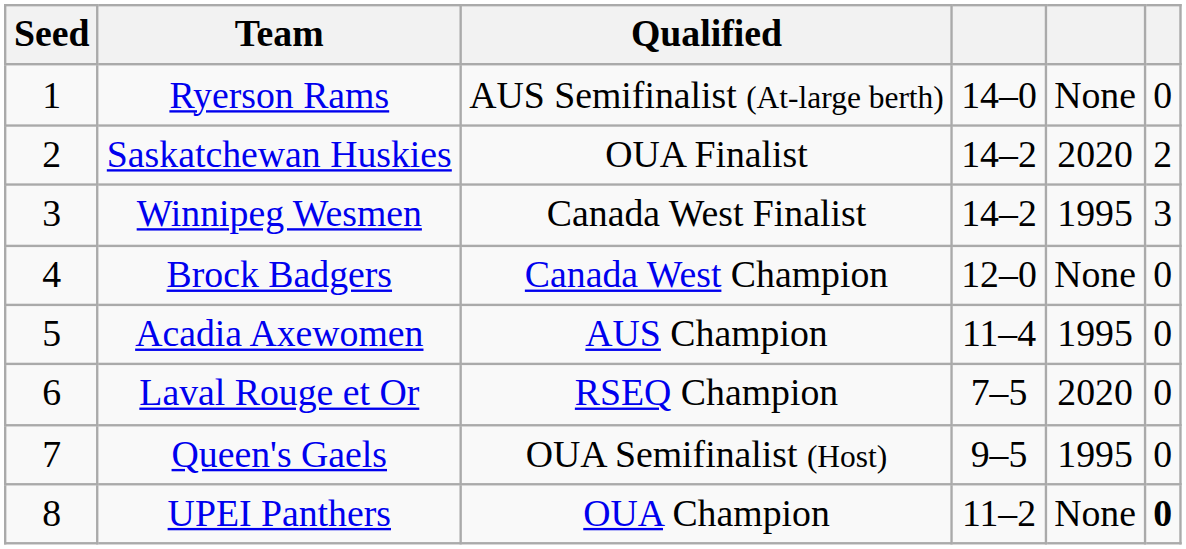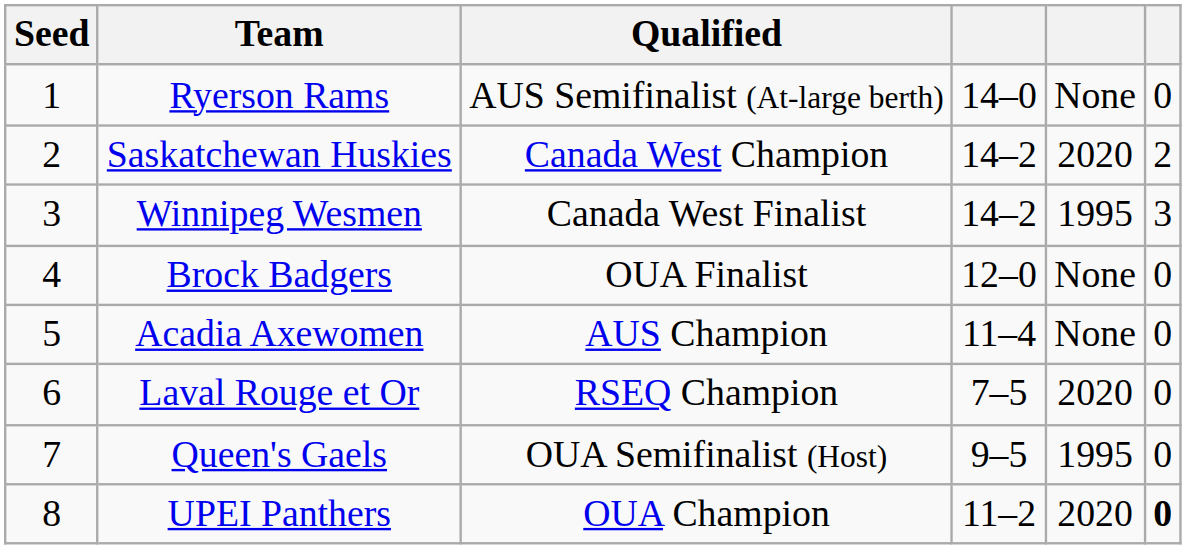(707, 154) OUA Finalist -> (707, 154) Canada West Champion
(707, 273) Canada West Champion -> (707, 273) OUA Finalist
(1095, 333) 1995 -> (1095, 333) None
(1095, 513) None -> (1095, 513) 2020
